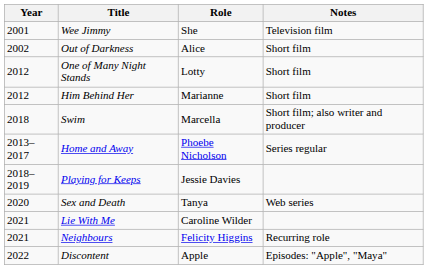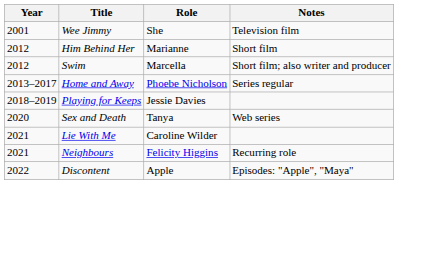- row: (97, 48)
- row: (103, 71)
(18, 119) 2018 -> (18, 65) 2012
